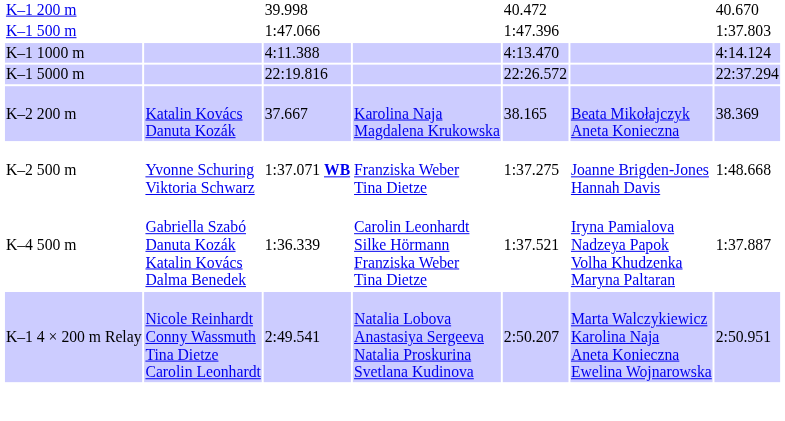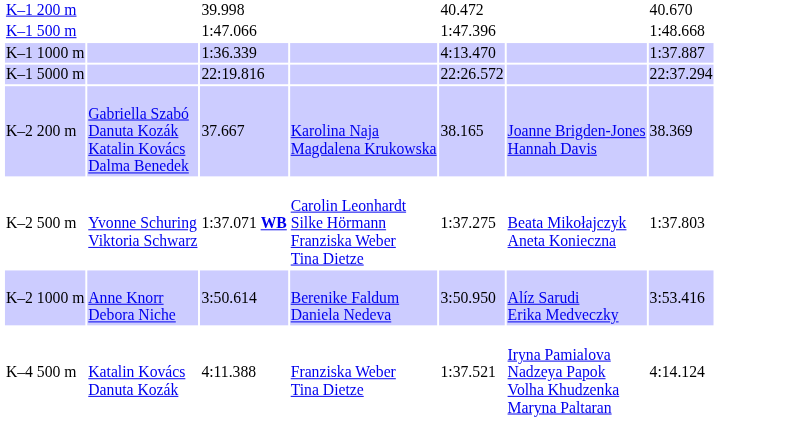(743, 31) 1:37.803 -> (677, 31) 1:48.668
(292, 52) 4:11.388 -> (229, 52) 1:36.339
(743, 52) 4:14.124 -> (677, 52) 1:37.887
(194, 122) Katalin Kovács Danuta Kozák -> (139, 140) Gabriella Szabó Danuta Kozák Katalin Kovács Dalma Benedek
(630, 122) Beata Mikołajczyk Aneta Konieczna -> (577, 140) Joanne Brigden-Jones Hannah Davis
(407, 179) Franziska Weber Tina Dietze -> (348, 232) Carolin Leonhardt Silke Hörmann Franziska Weber Tina Dietze
(640, 179) Joanne Brigden-Jones Hannah Davis -> (567, 232) Beata Mikołajczyk Aneta Konieczna
(743, 170) 1:48.668 -> (677, 223) 1:37.803
+ row: (45, 297)
(196, 253) Gabriella Szabó Danuta Kozák Katalin Kovács Dalma Benedek -> (137, 381) Katalin Kovács Danuta Kozák
(292, 244) 1:36.339 -> (229, 372) 4:11.388
(412, 253) Carolin Leonhardt Silke Hörmann Franziska Weber Tina Dietze -> (343, 381) Franziska Weber Tina Dietze
(743, 244) 1:37.887 -> (677, 372) 4:14.124
- row: (74, 337)
